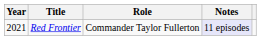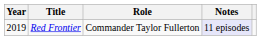(16, 27) 2021 -> (16, 27) 2019
